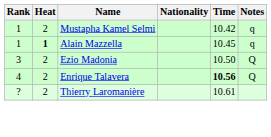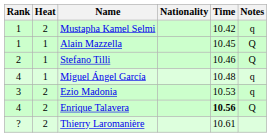(45, 44) bold -> (45, 44) normal
(252, 44) q -> (252, 44) Q
+ row: (85, 60)
+ row: (103, 76)
(224, 60) 10.50 -> (224, 92) 10.53
(252, 60) Q -> (252, 92) q
